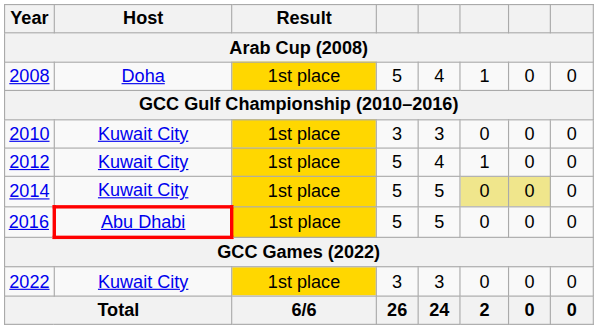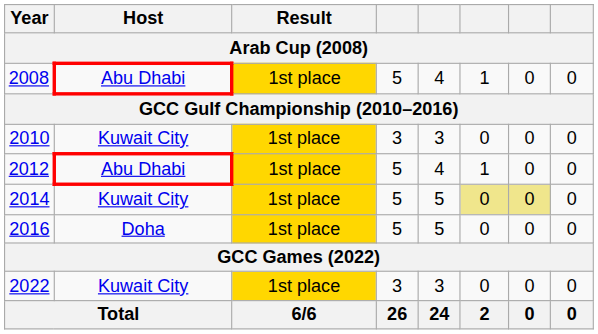(143, 76) Doha -> (143, 78) Abu Dhabi
(143, 162) Kuwait City -> (143, 168) Abu Dhabi
(143, 221) Abu Dhabi -> (143, 228) Doha
